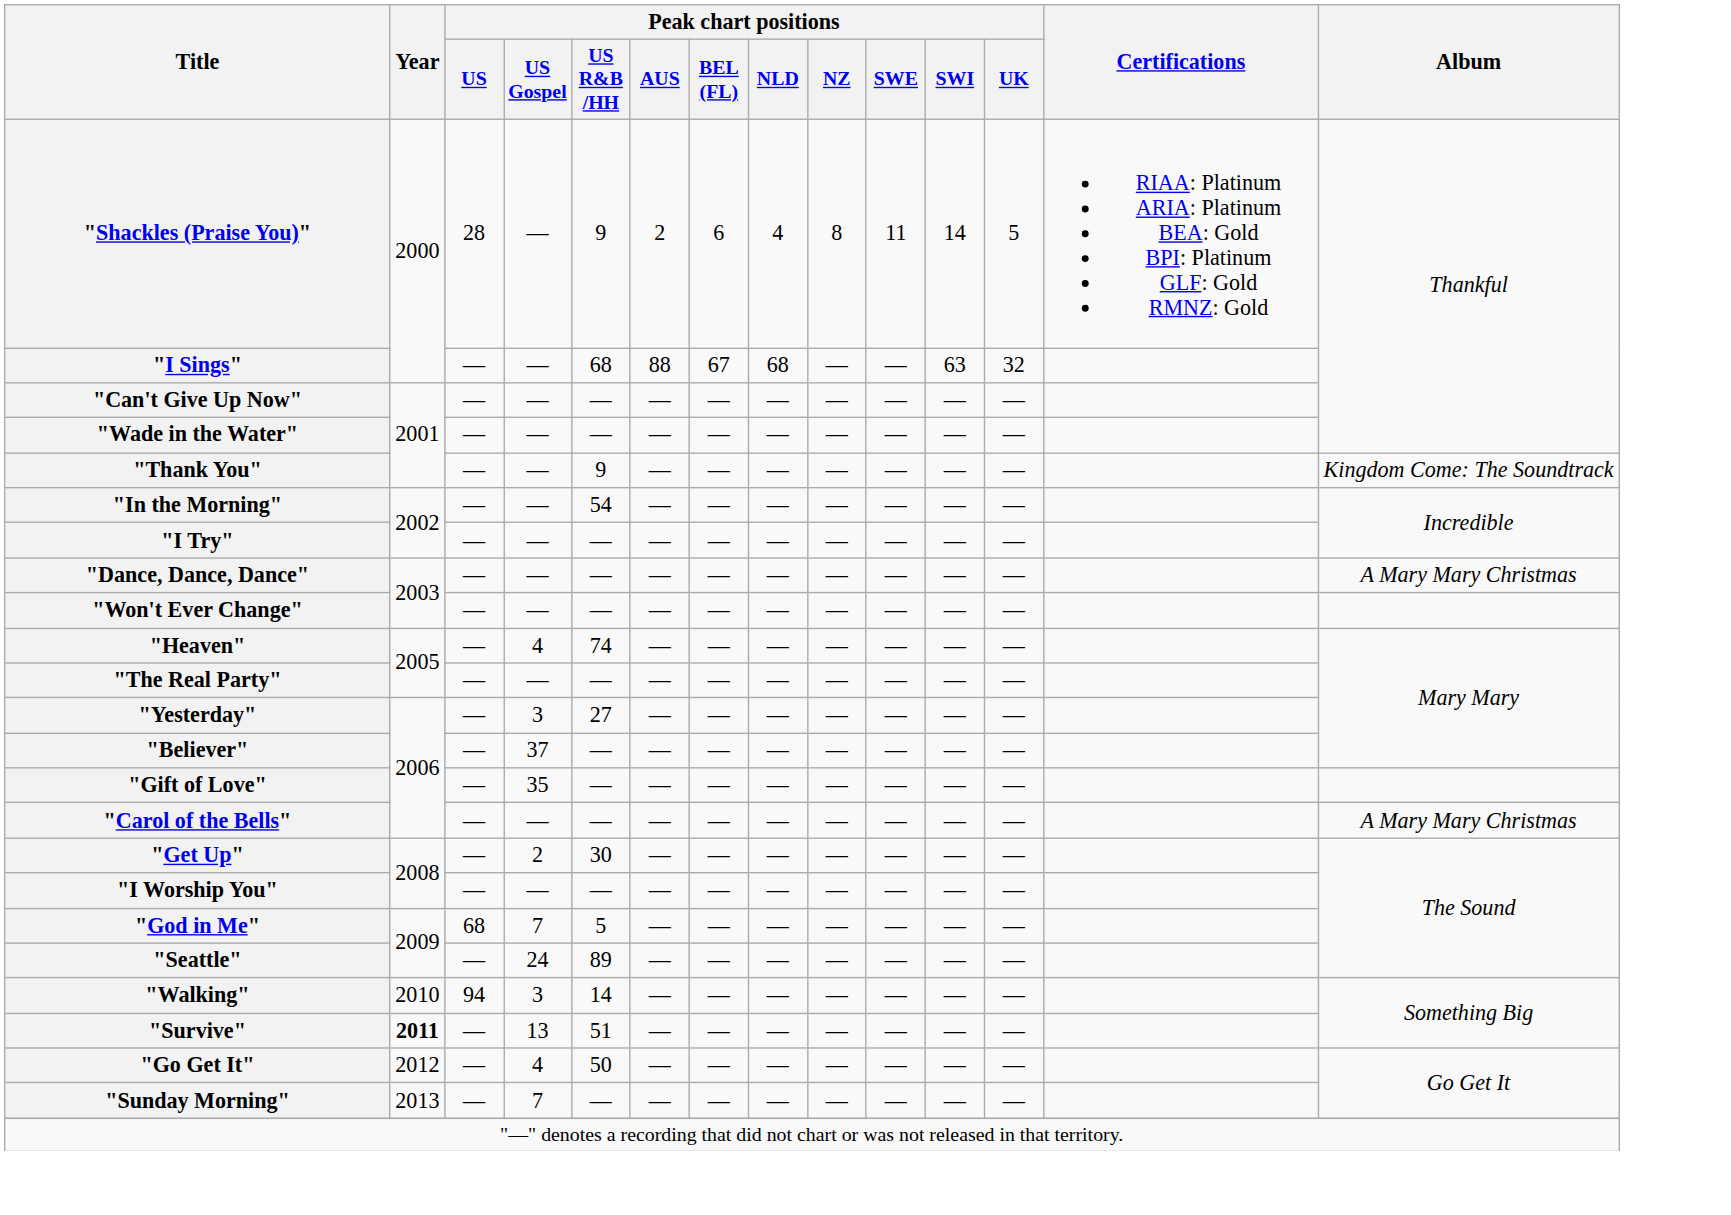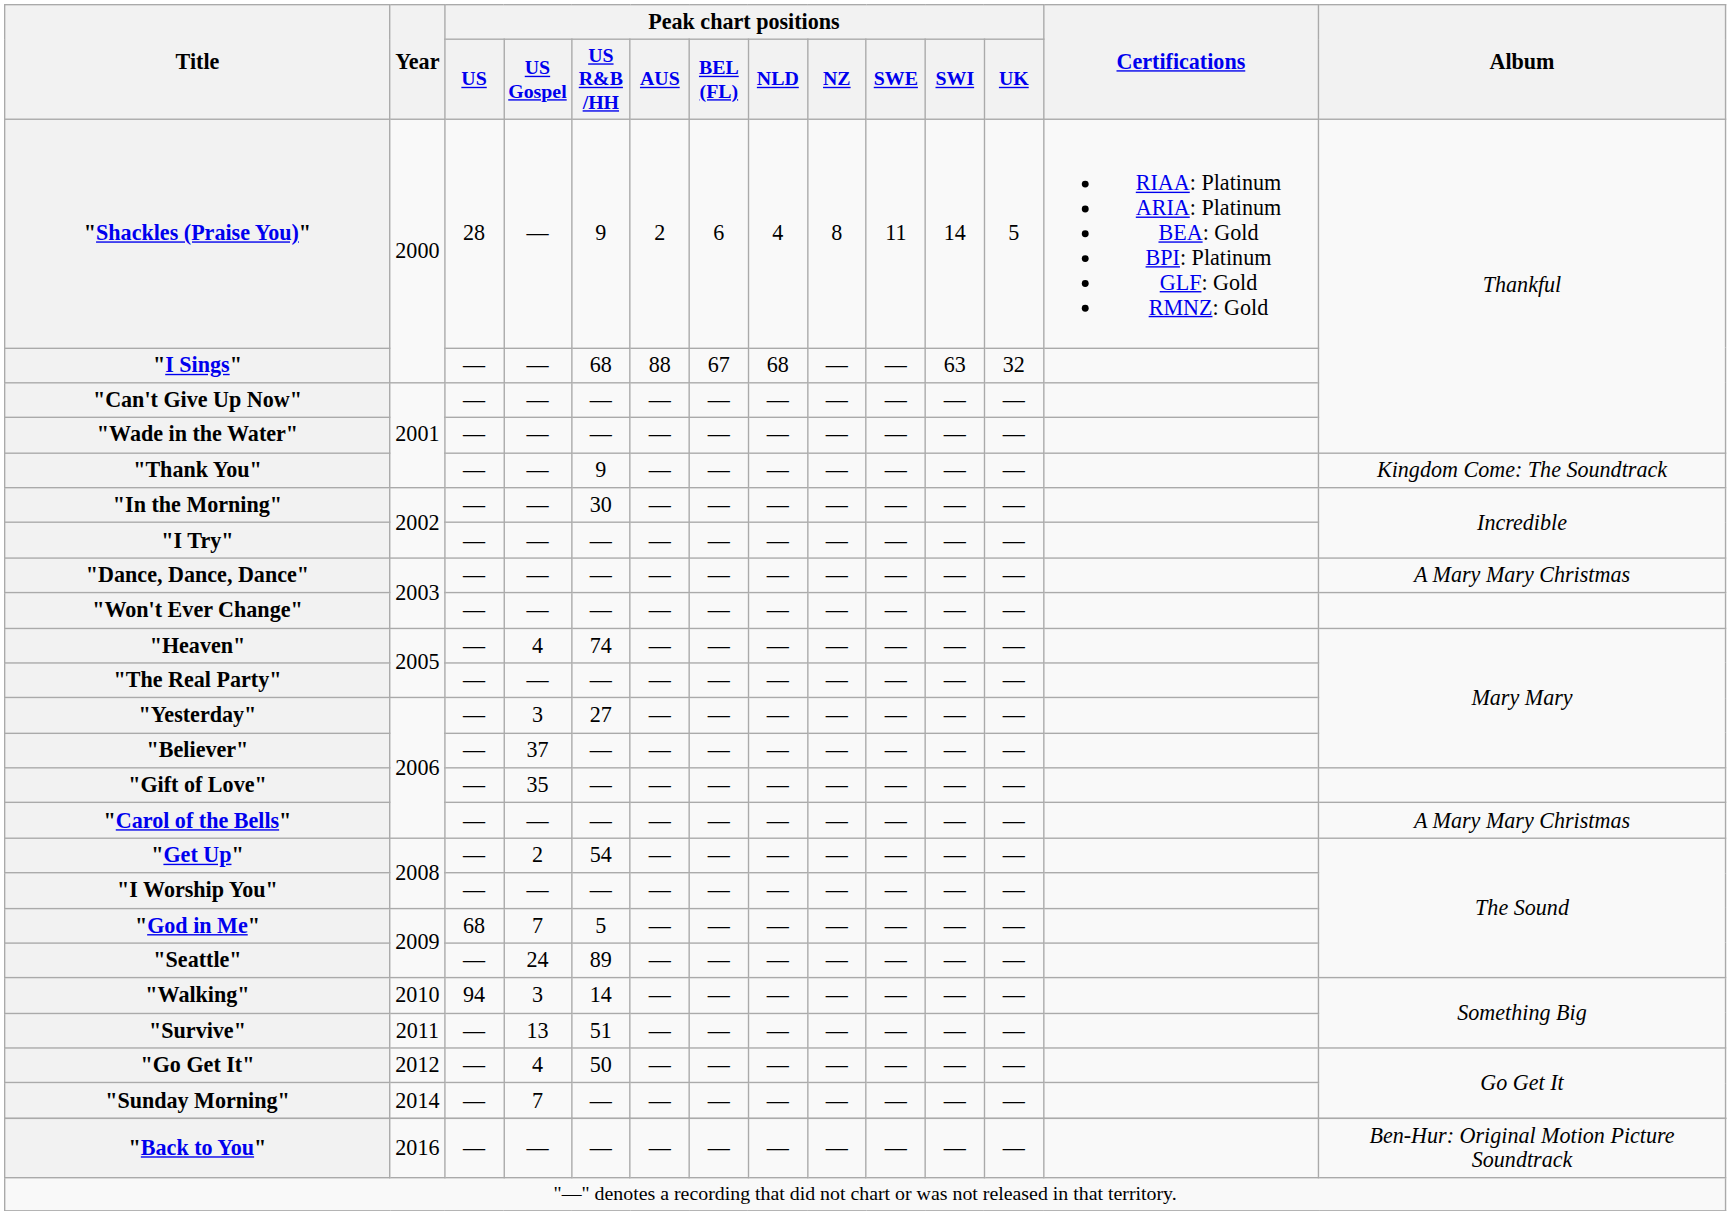(601, 505) 54 -> (601, 505) 30
(601, 855) 30 -> (601, 855) 54
(417, 1030) bold -> (417, 1030) normal
(417, 1100) 2013 -> (417, 1100) 2014
+ row: (197, 1147)
